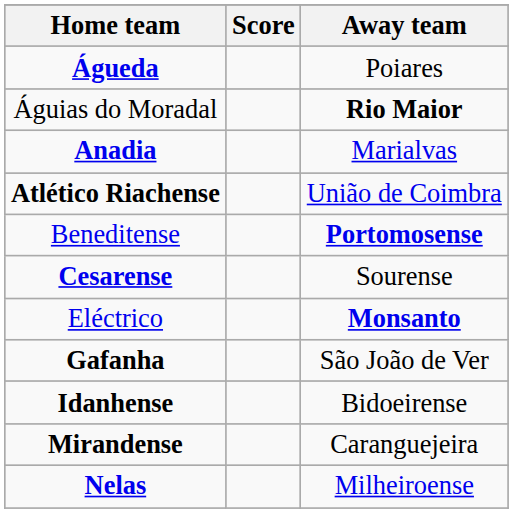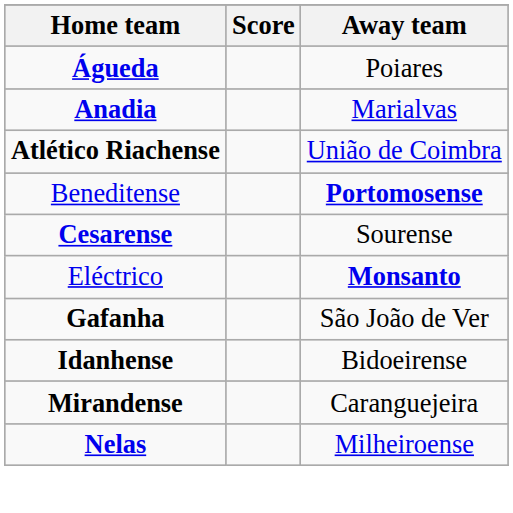- row: (115, 109)
